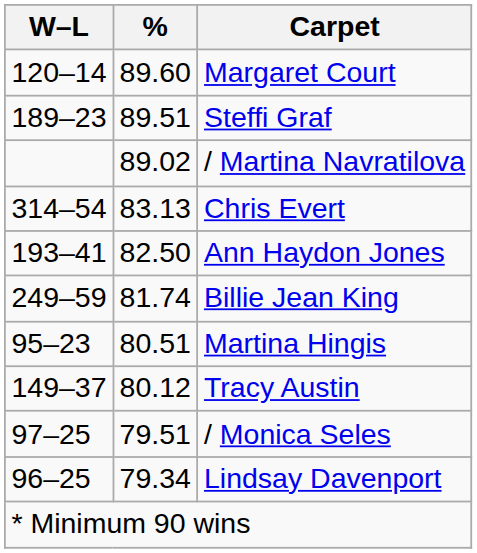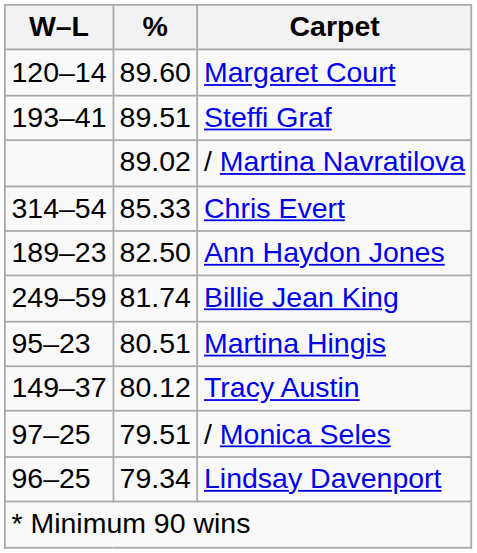(59, 117) 189–23 -> (59, 117) 193–41
(155, 207) 83.13 -> (155, 207) 85.33
(59, 252) 193–41 -> (59, 252) 189–23
